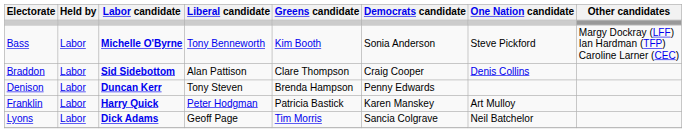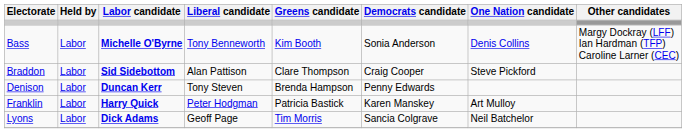(503, 44) Steve Pickford -> (500, 44) Denis Collins
(500, 71) Denis Collins -> (503, 71) Steve Pickford
